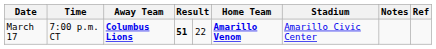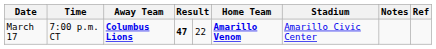(182, 32) 51 -> (182, 32) 47
